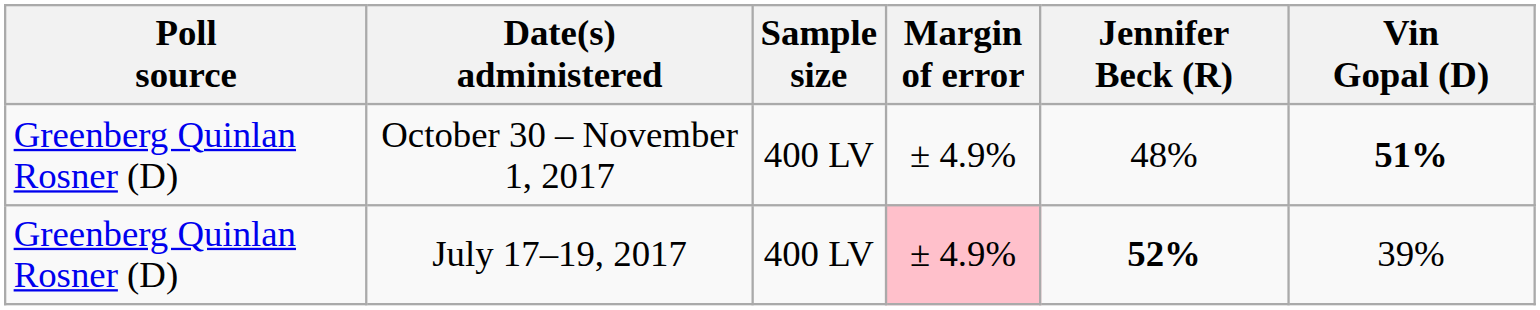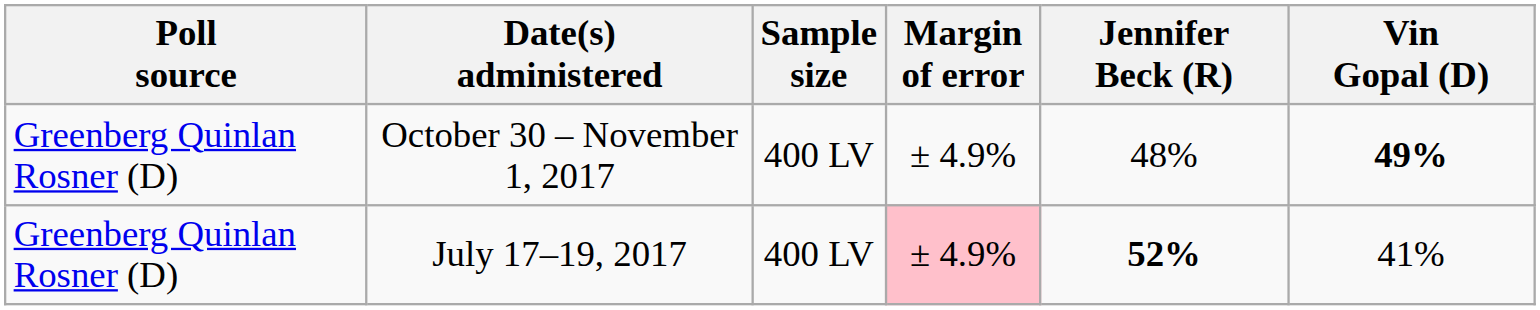(1411, 154) 51% -> (1411, 154) 49%
(1411, 253) 39% -> (1411, 253) 41%
